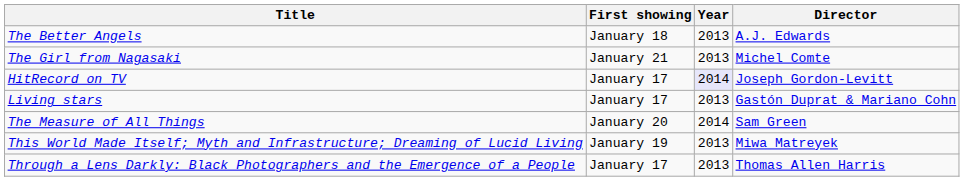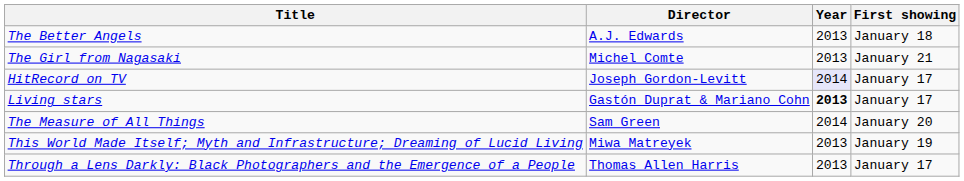columns swapped: (846, 15) <-> (640, 15)
(714, 101) normal -> (832, 101) bold
